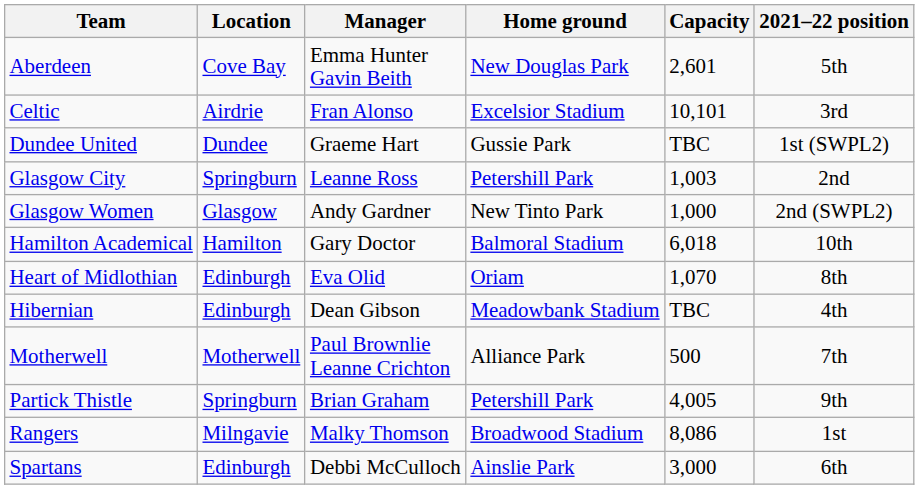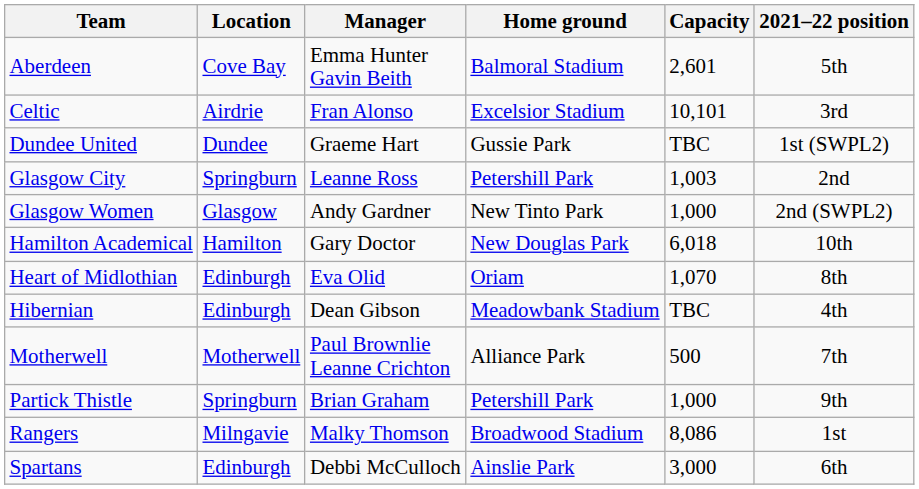(550, 66) New Douglas Park -> (547, 66) Balmoral Stadium
(547, 244) Balmoral Stadium -> (550, 244) New Douglas Park
(693, 400) 4,005 -> (693, 400) 1,000
